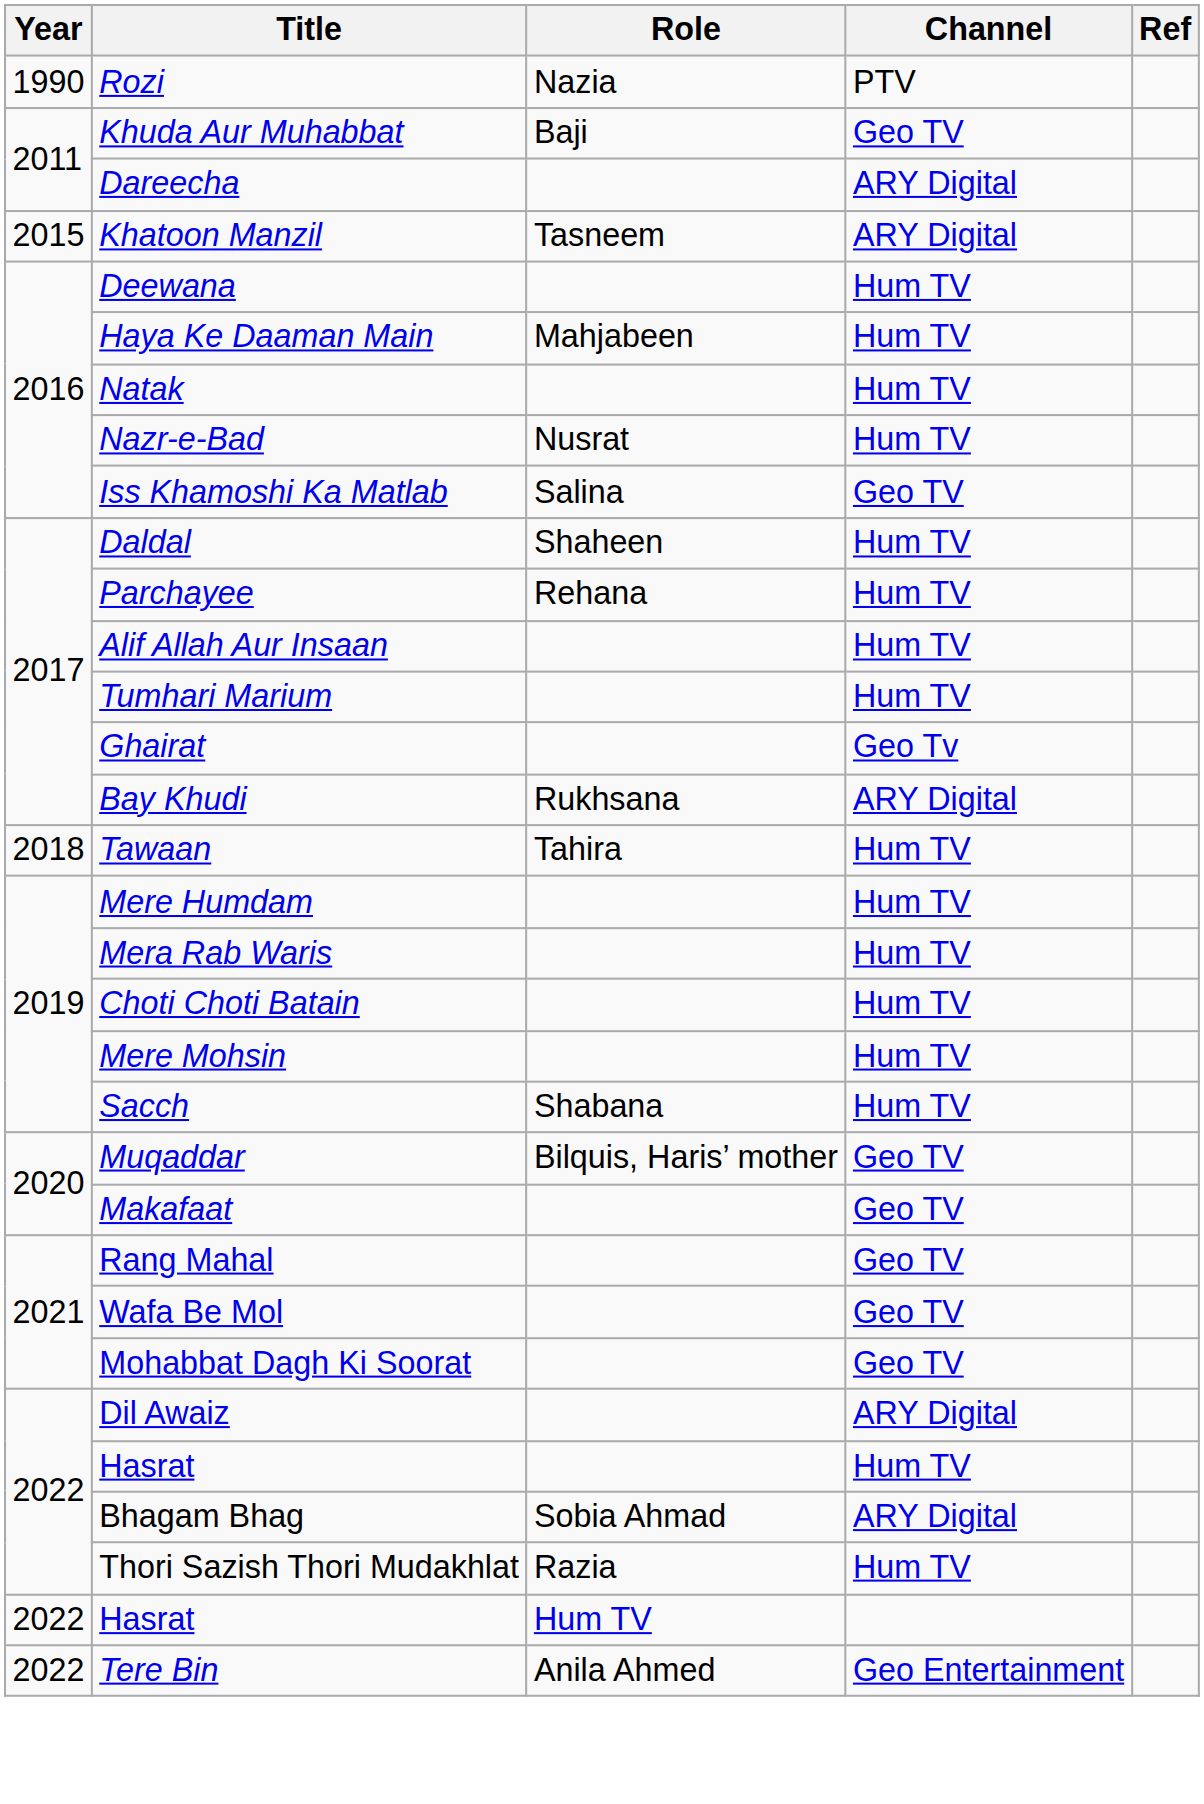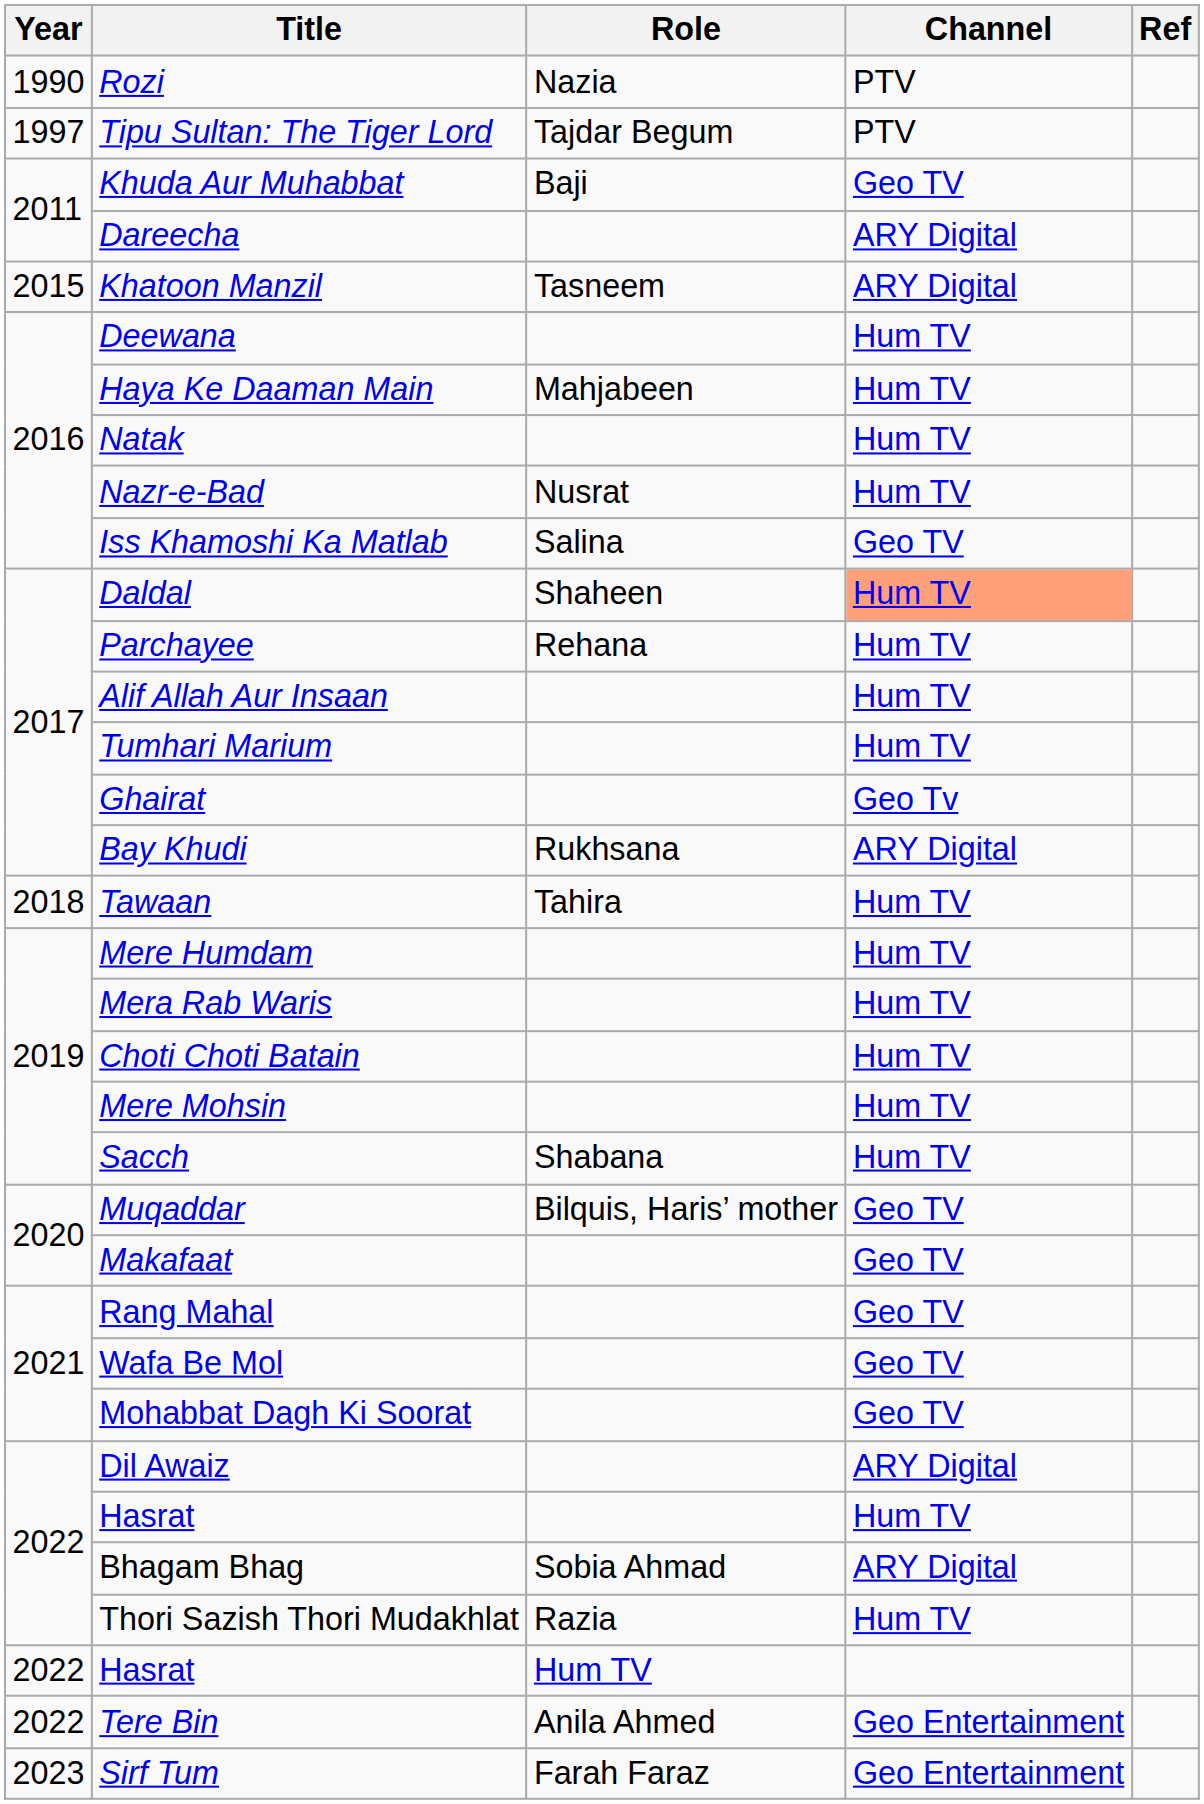+ row: (296, 132)
(912, 542) no background -> (912, 593) lightsalmon background
+ row: (159, 1772)
